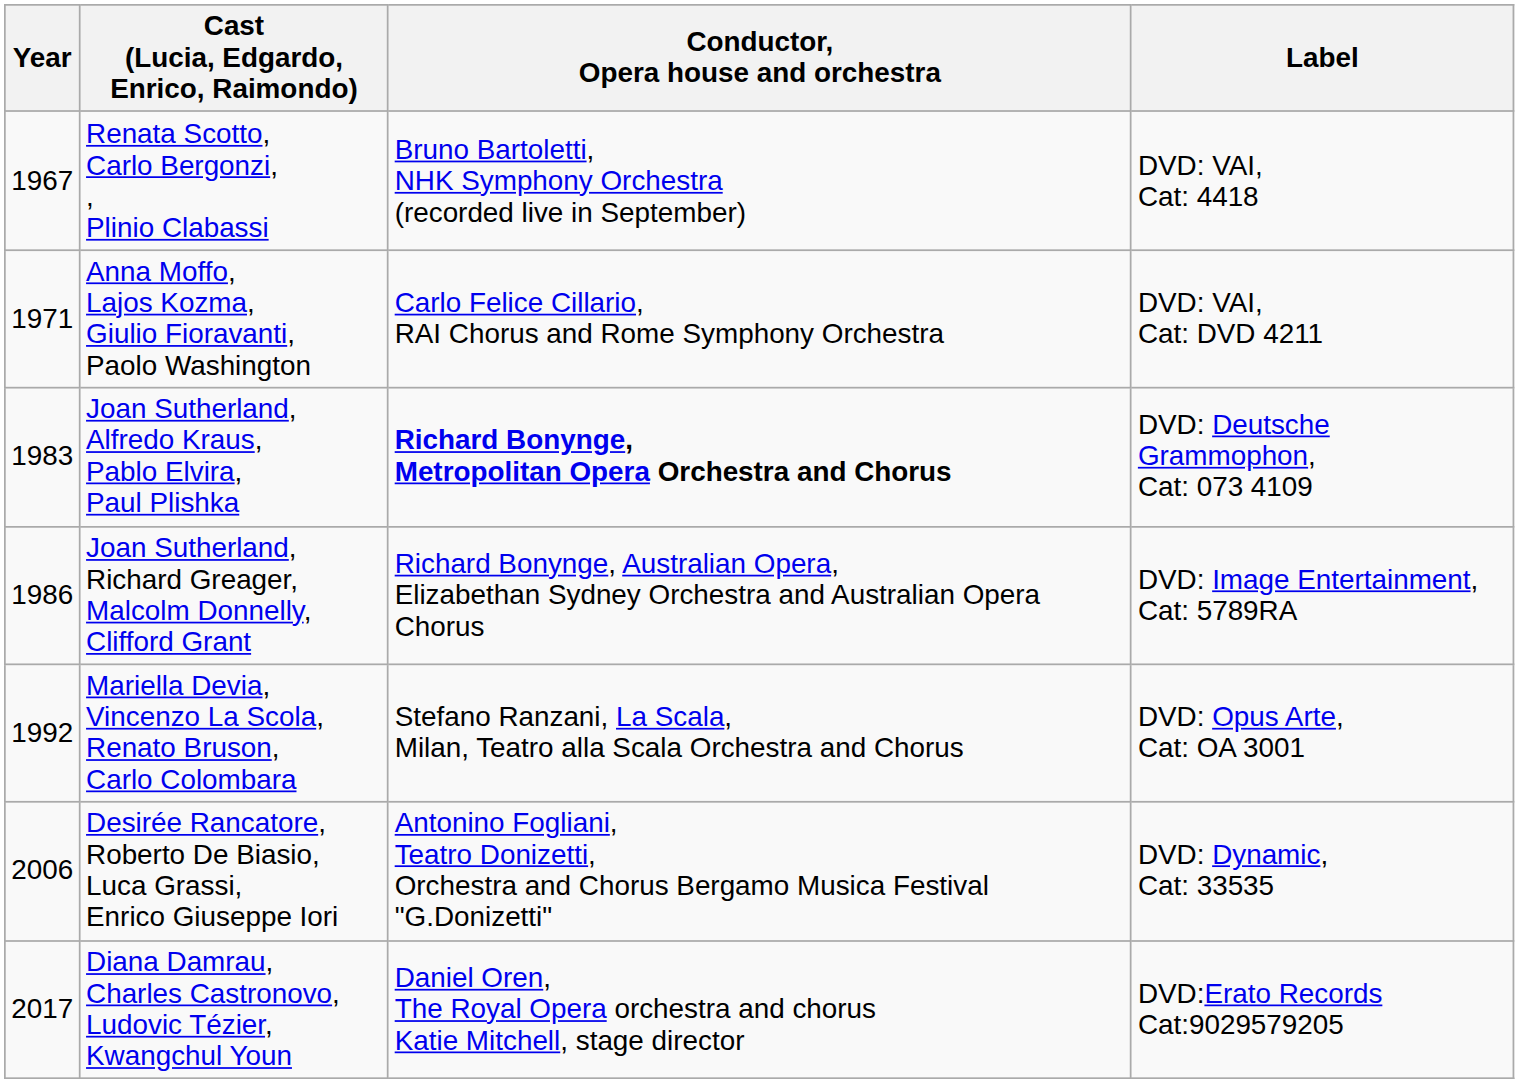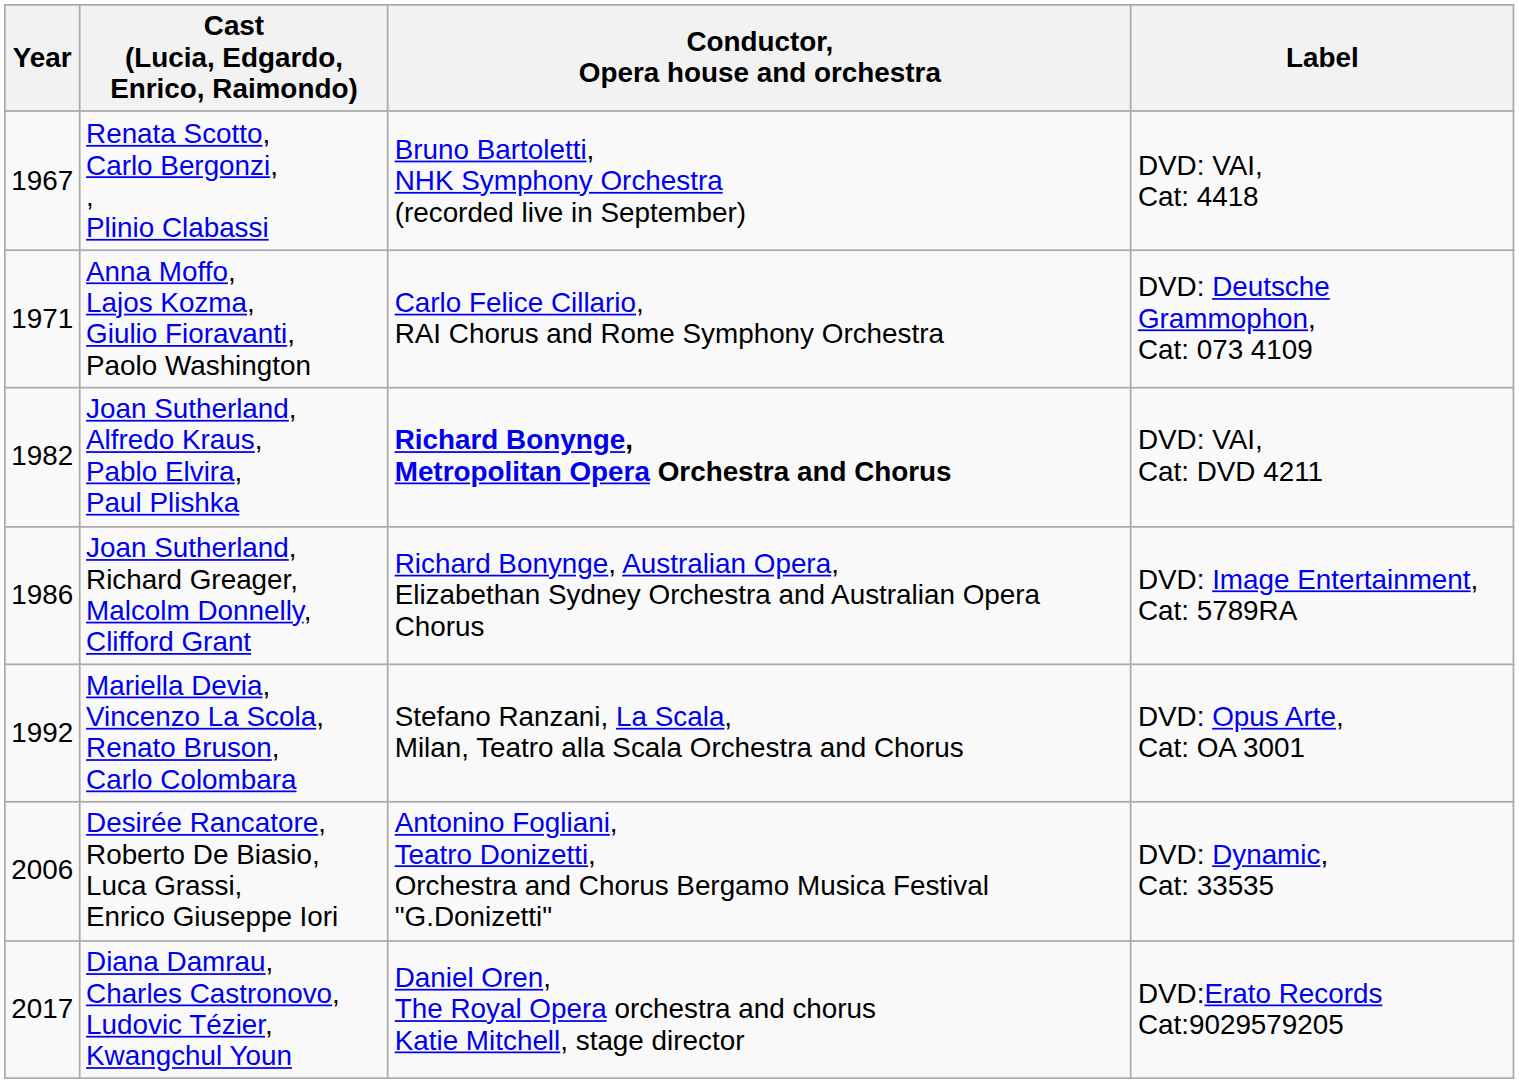(1230, 318) DVD: VAI, Cat: DVD 4211 -> (1234, 318) DVD: Deutsche Grammophon, Cat: 073 4109
(42, 456) 1983 -> (42, 456) 1982
(1234, 456) DVD: Deutsche Grammophon, Cat: 073 4109 -> (1230, 456) DVD: VAI, Cat: DVD 4211
